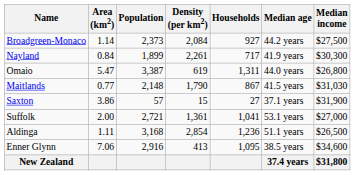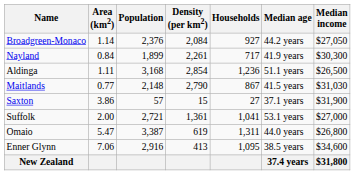(153, 40) 2,373 -> (153, 40) 2,376
(332, 40) $27,500 -> (332, 40) $27,050
rows swapped: (22, 132) <-> (20, 71)
(197, 86) 1,790 -> (197, 86) 2,790
